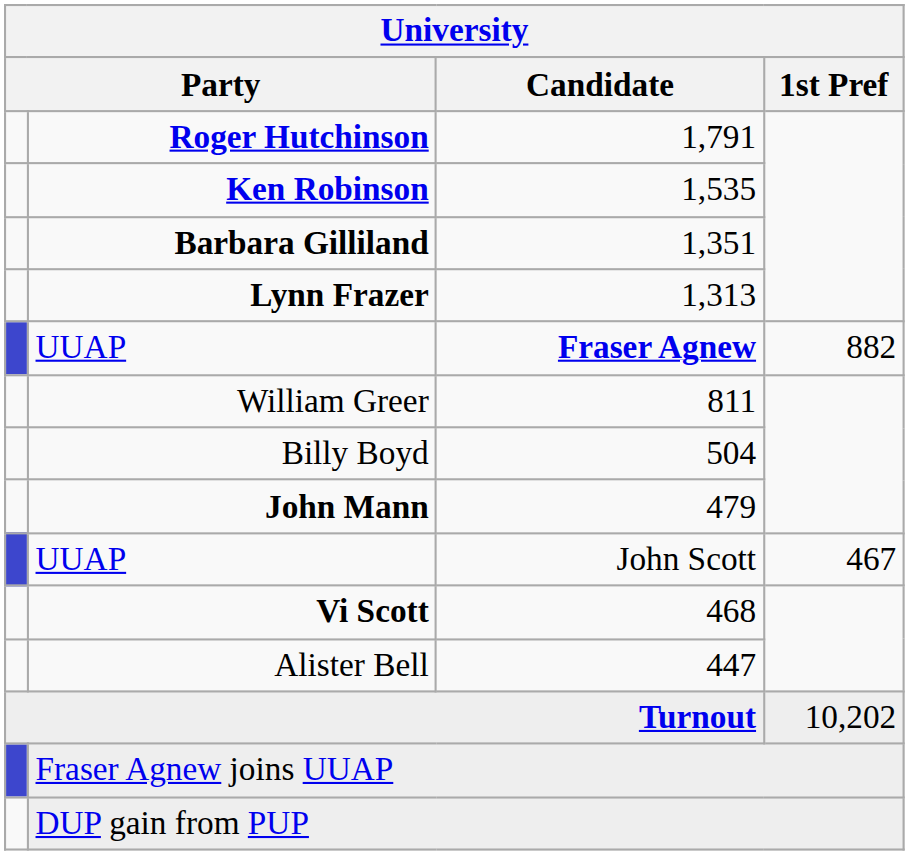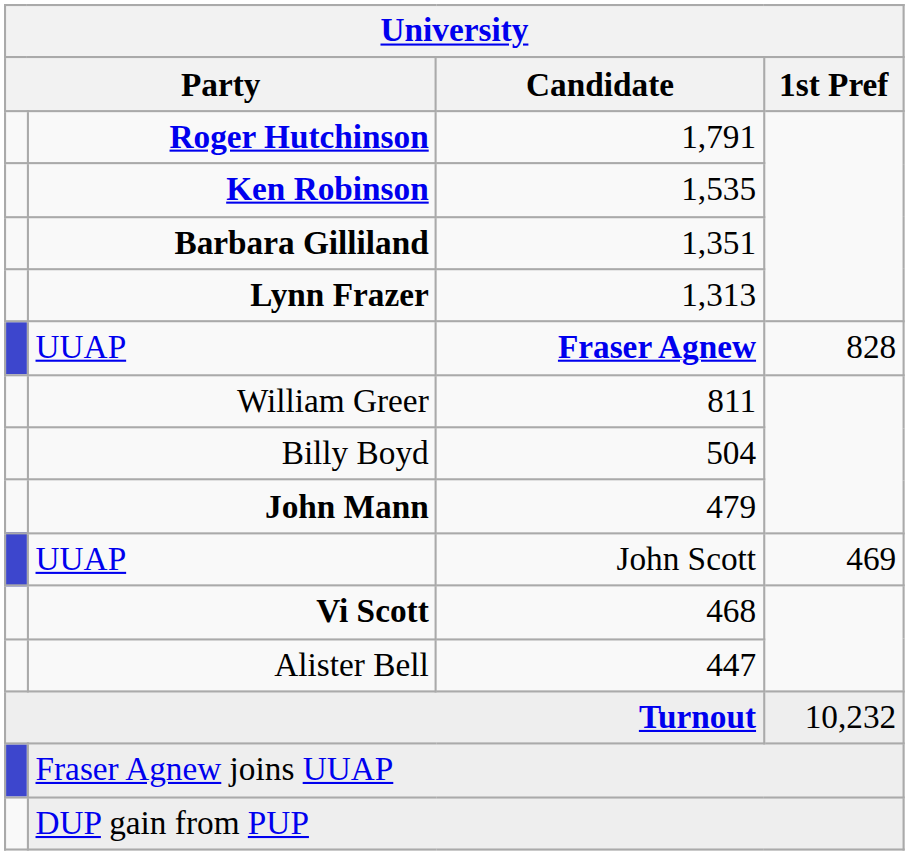(871, 347) 882 -> (871, 347) 828
(871, 558) 467 -> (871, 558) 469
(850, 717) 10,202 -> (850, 717) 10,232
